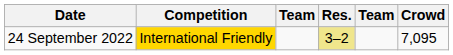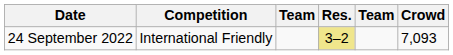(206, 38) gold background -> (206, 38) no background
(419, 38) 7,095 -> (419, 38) 7,093
